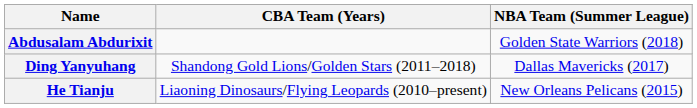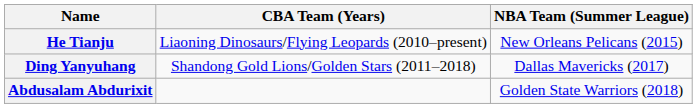rows swapped: (80, 41) <-> (80, 90)
